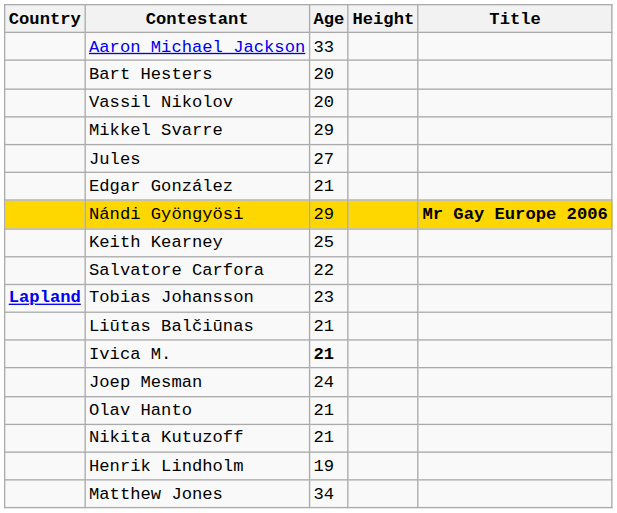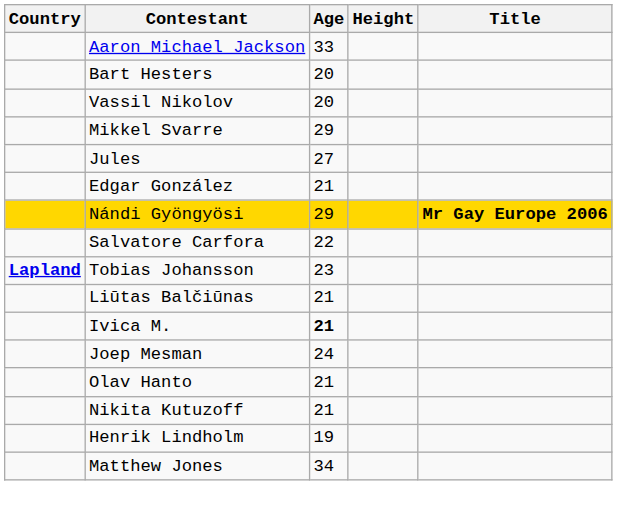- row: (156, 242)
